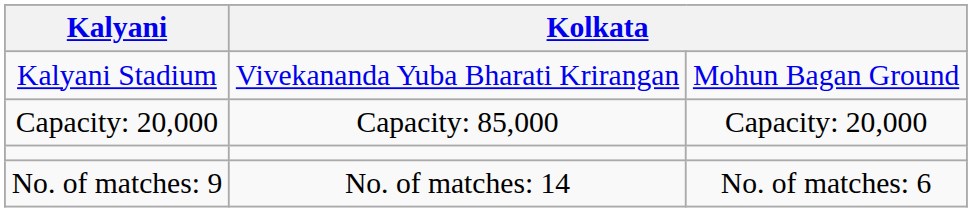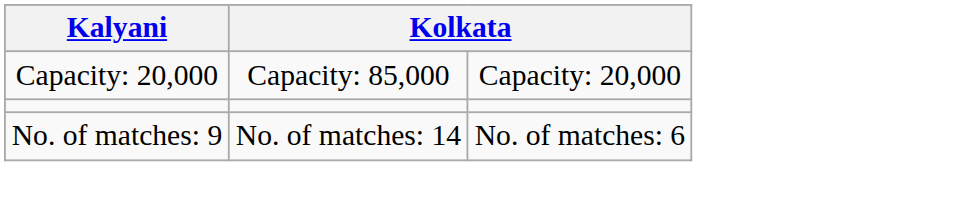- row: (117, 74)
